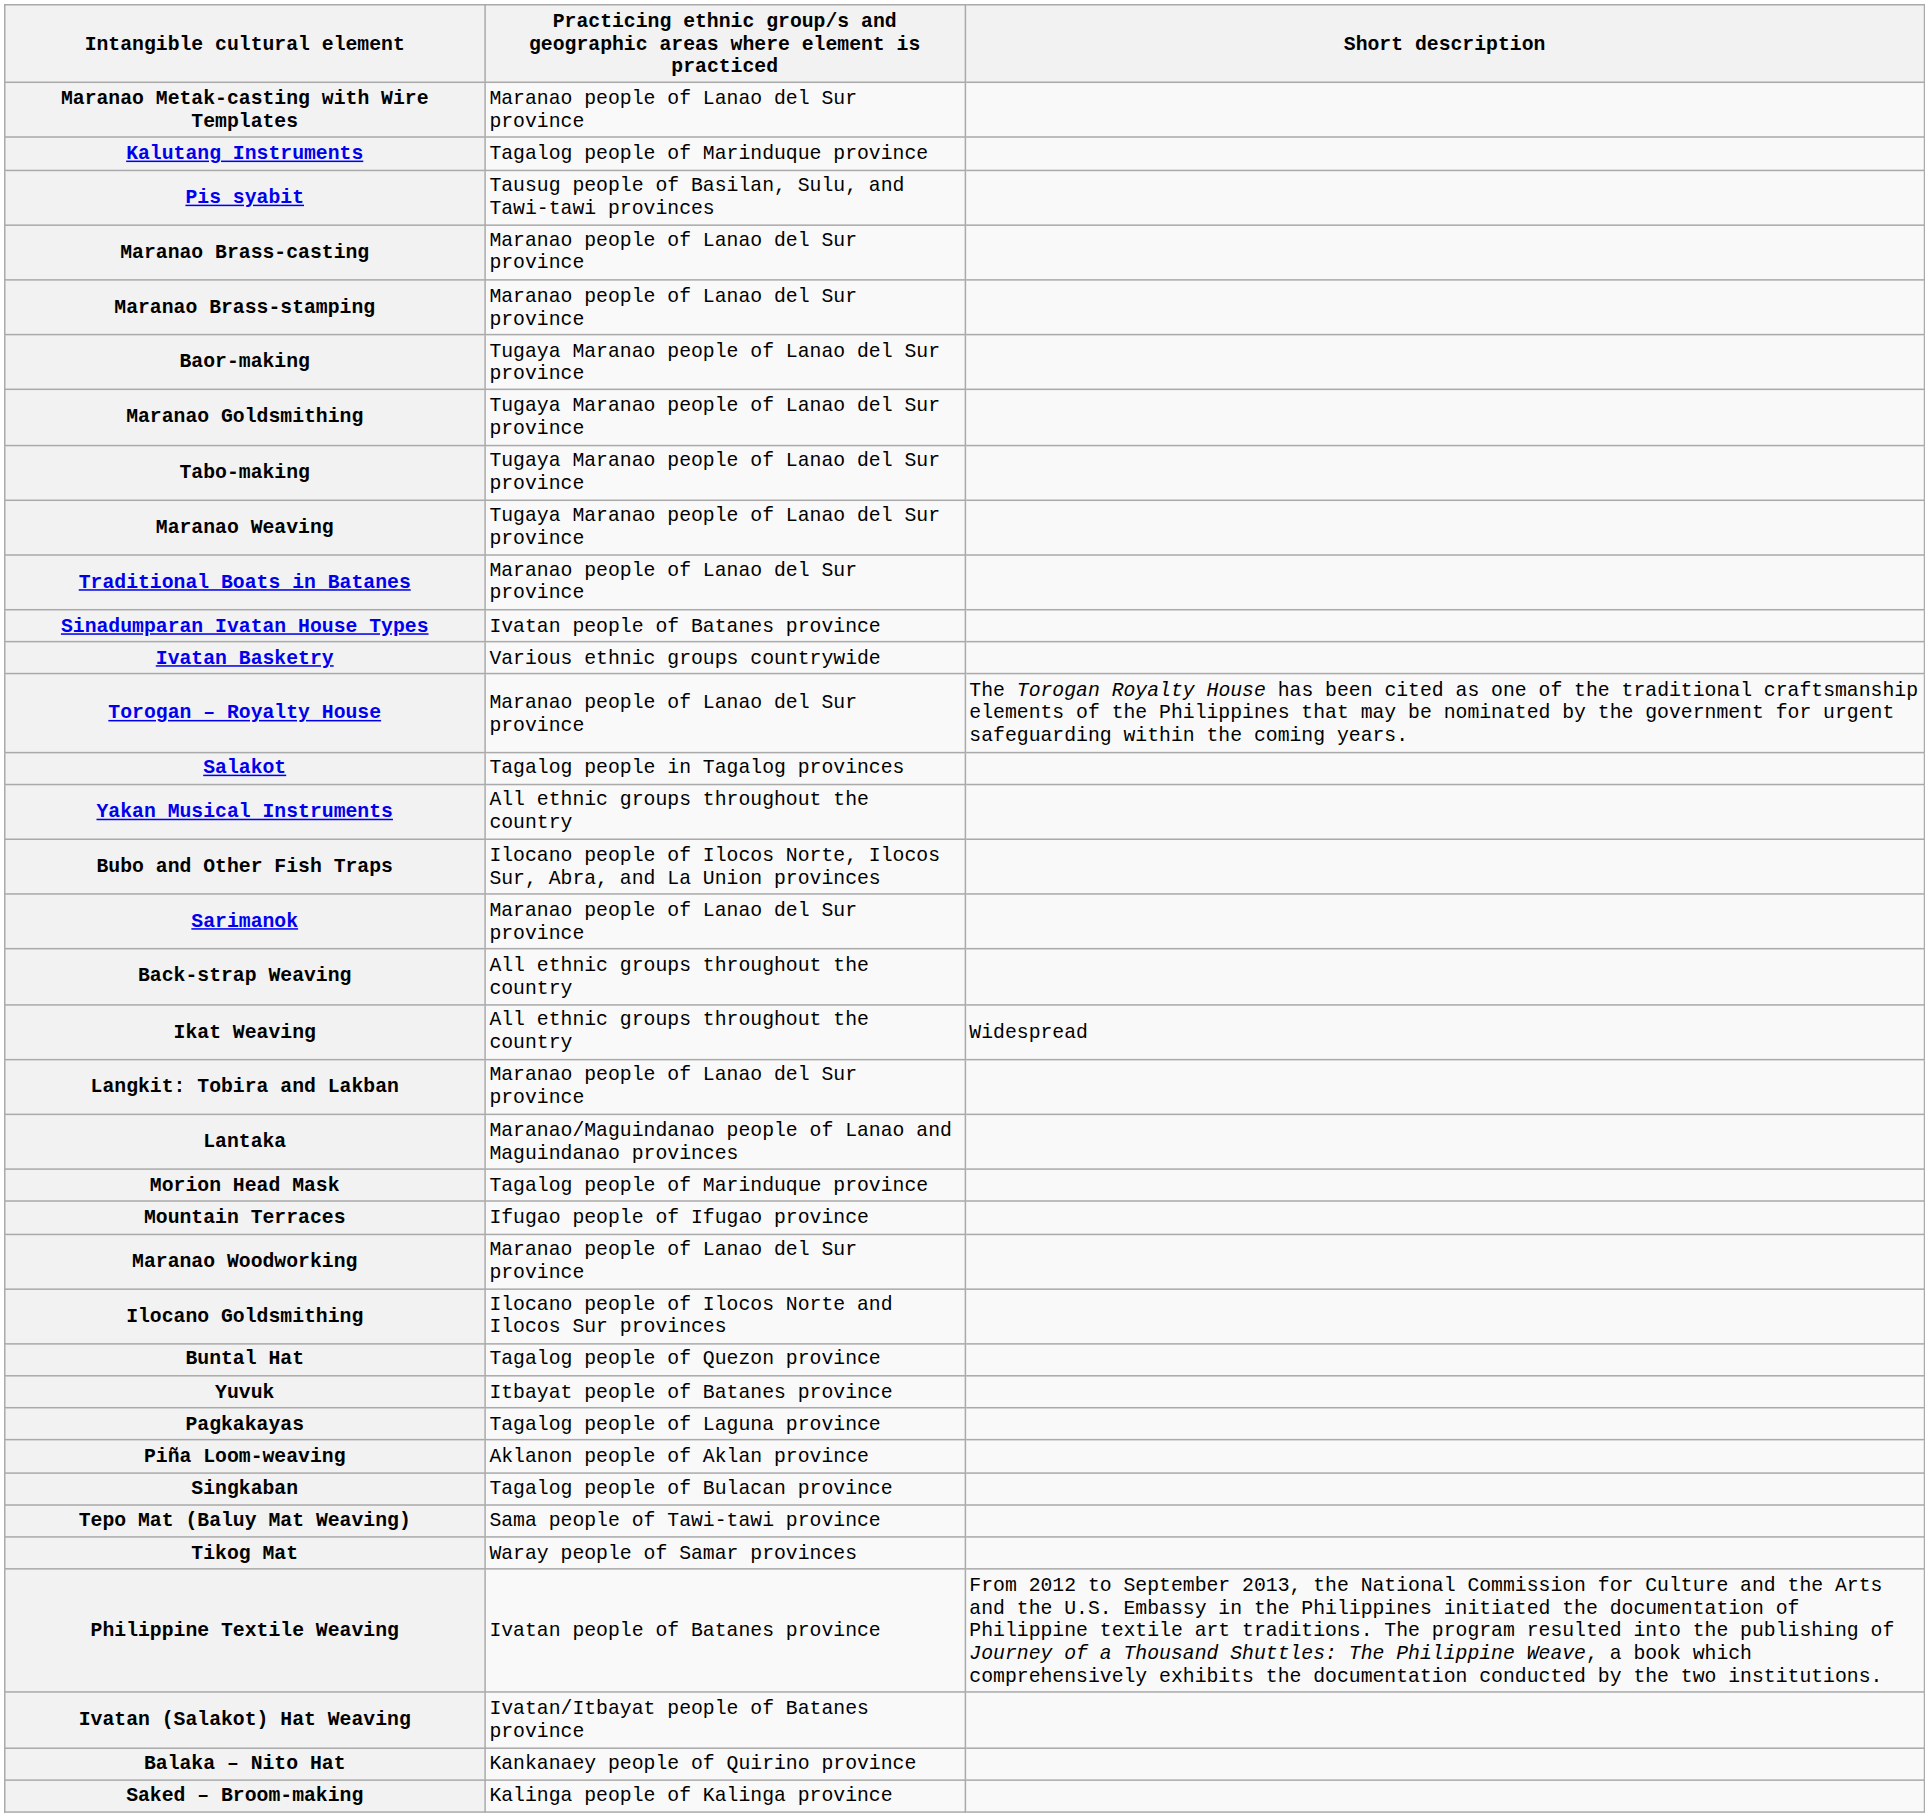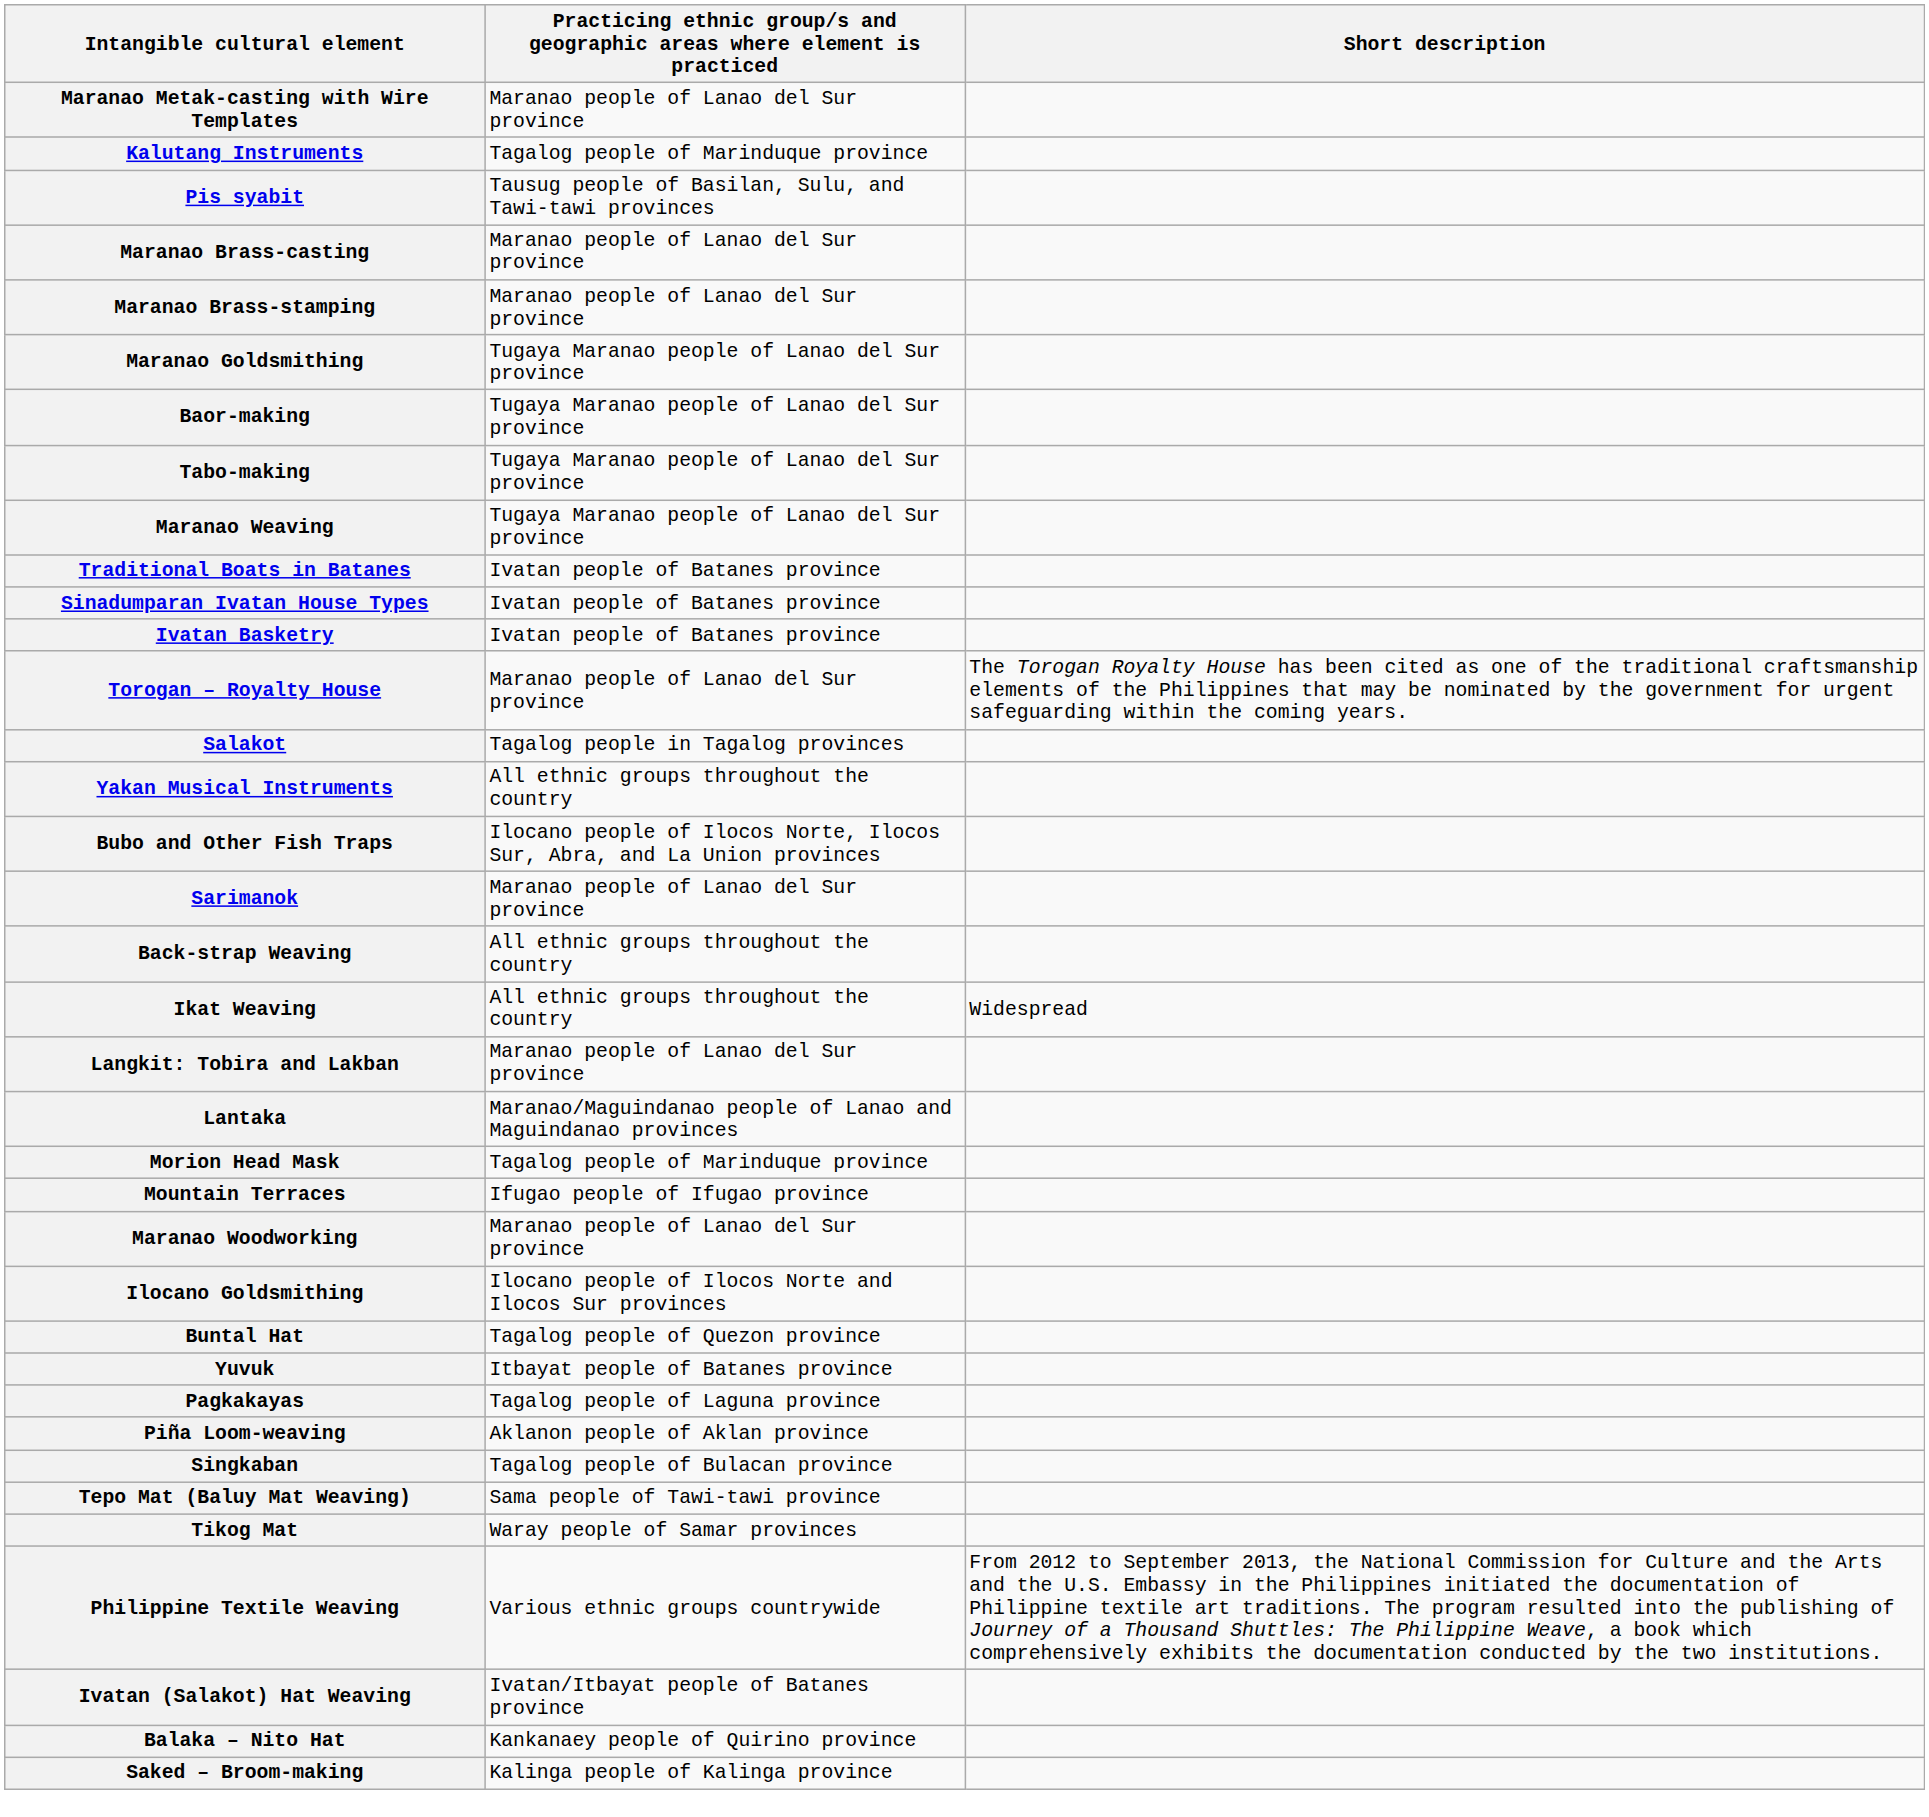rows swapped: (245, 417) <-> (245, 362)
(673, 582) Maranao people of Lanao del Sur province -> (685, 571) Ivatan people of Batanes province
(685, 658) Various ethnic groups countrywide -> (685, 635) Ivatan people of Batanes province
(685, 1631) Ivatan people of Batanes province -> (685, 1608) Various ethnic groups countrywide
